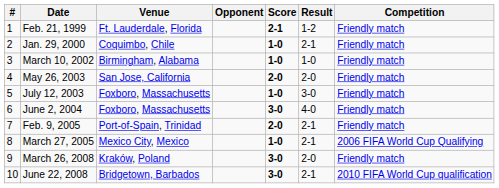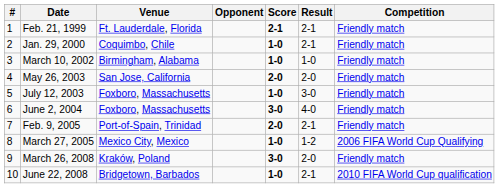(309, 28) 1-2 -> (309, 28) 2-1
(309, 142) 2-1 -> (309, 142) 1-2
(275, 175) 3-0 -> (275, 175) 1-0
